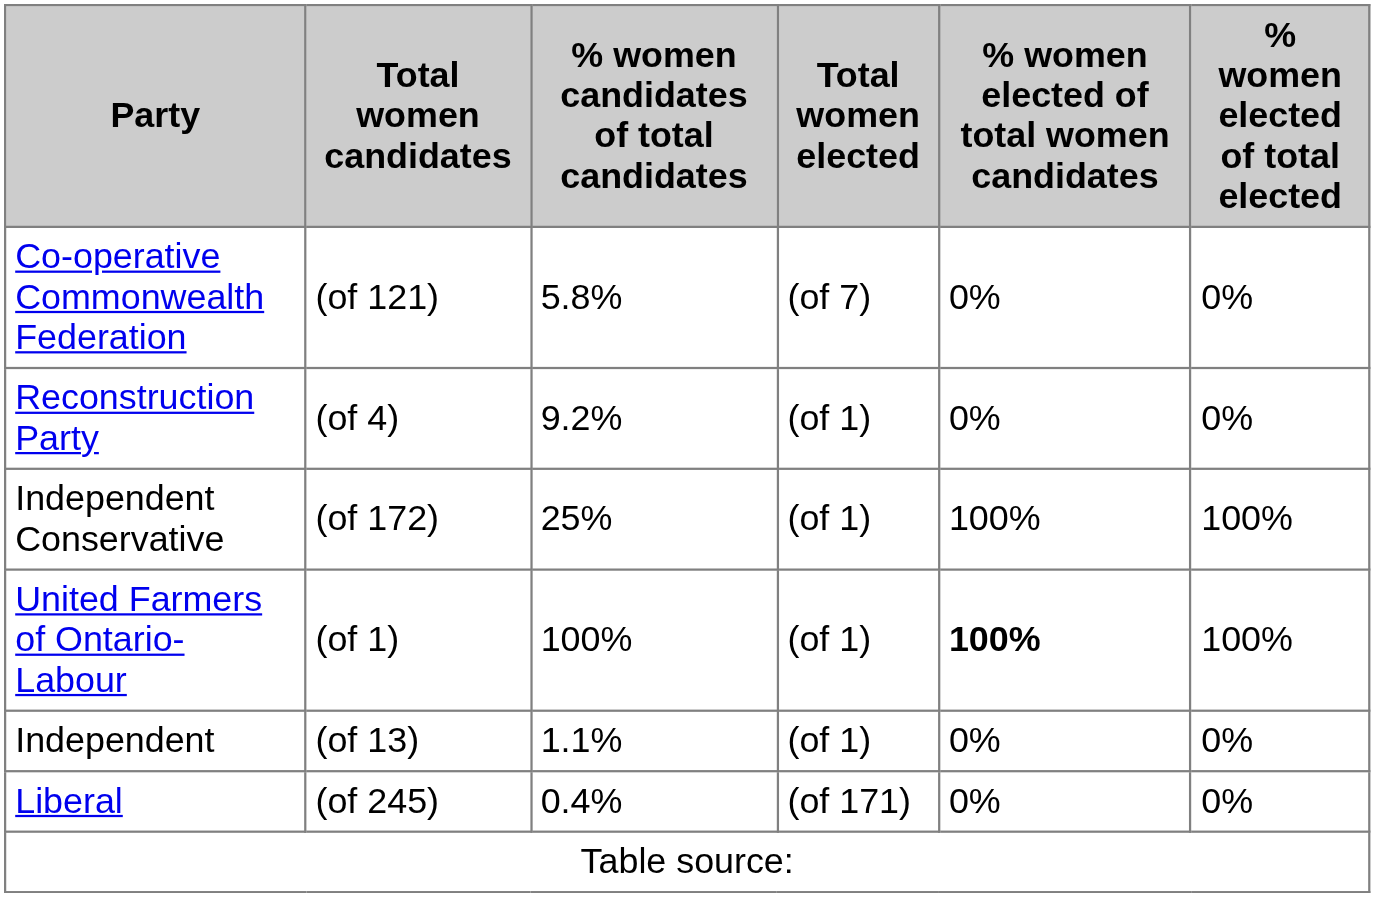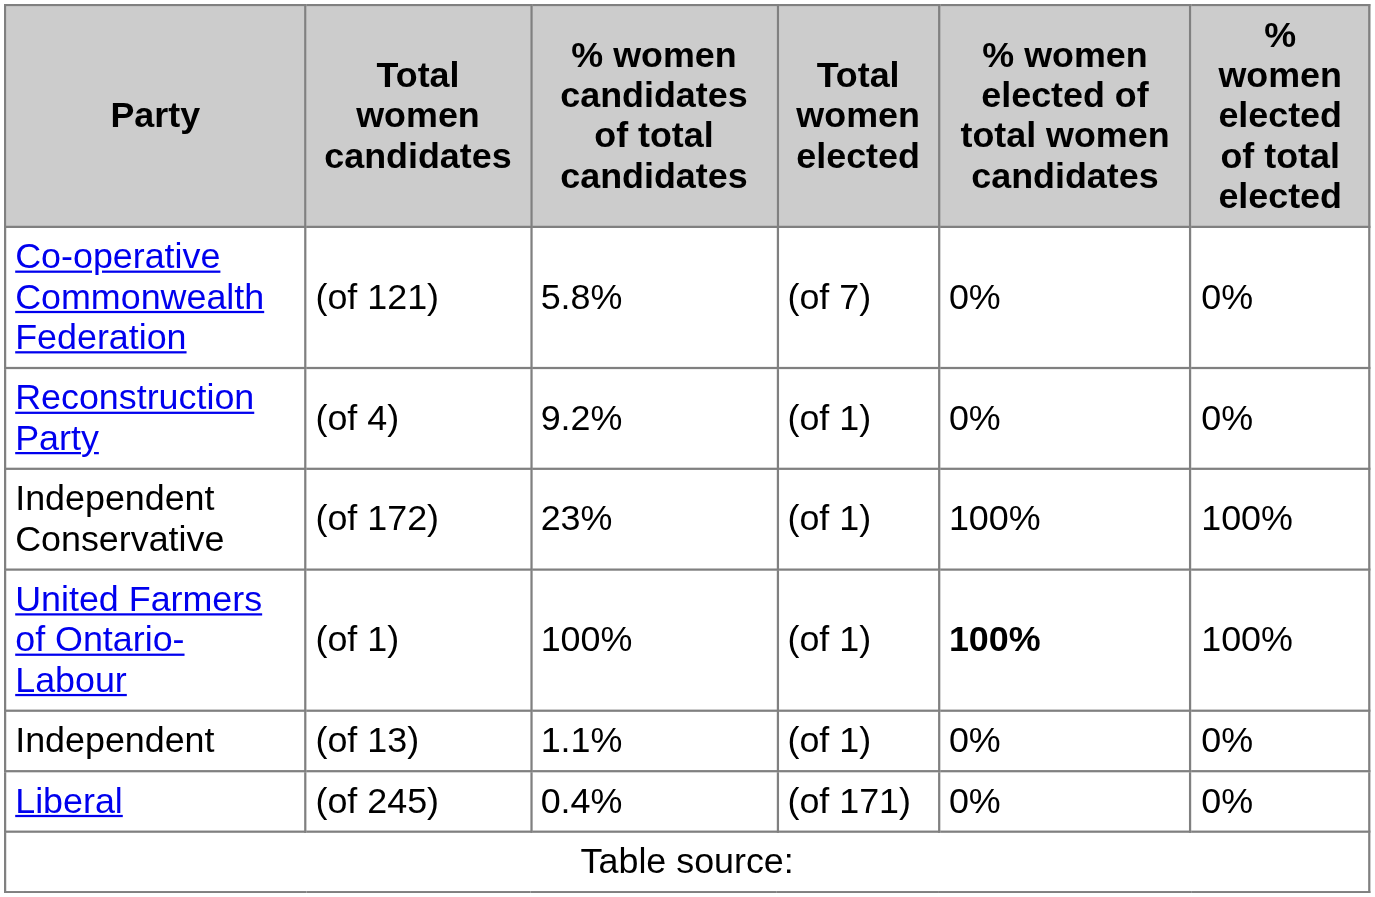(577, 518) 25% -> (577, 518) 23%
